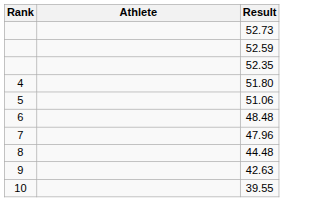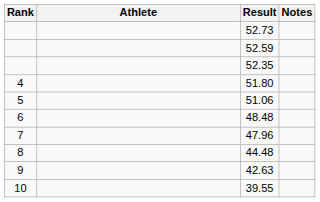+ column: (297, 13)
